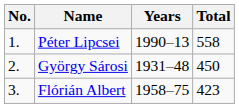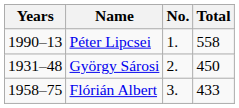columns swapped: (19, 16) <-> (162, 16)
(208, 90) 423 -> (208, 90) 433
